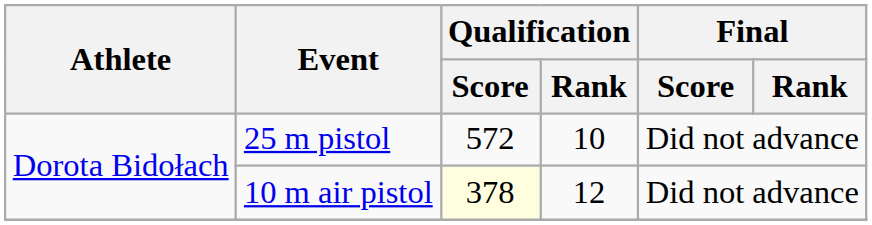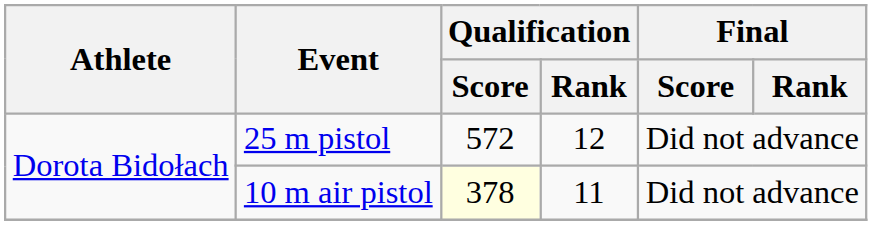(589, 139) 10 -> (589, 139) 12
(589, 192) 12 -> (589, 192) 11
